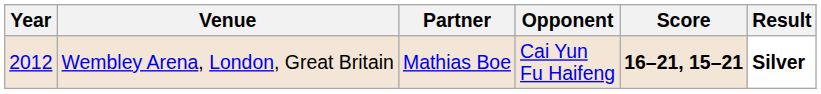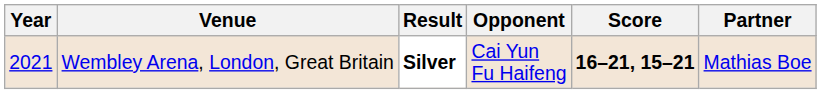columns swapped: (457, 20) <-> (782, 20)
(31, 62) 2012 -> (31, 62) 2021
